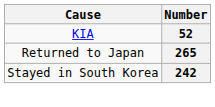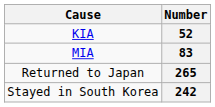+ row: (186, 53)
